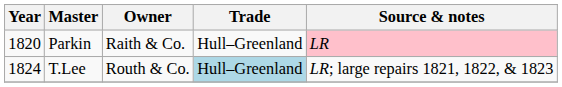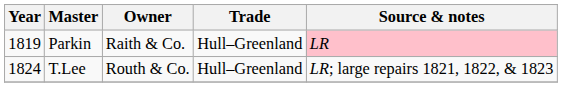(25, 43) 1820 -> (25, 43) 1819
(250, 69) lightblue background -> (250, 69) no background
